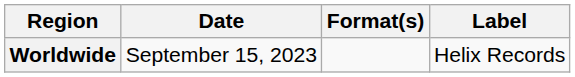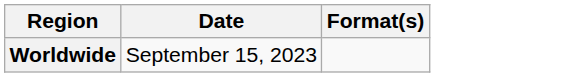- column: (500, 21)
